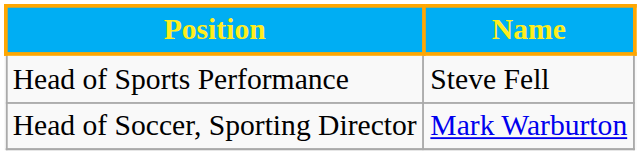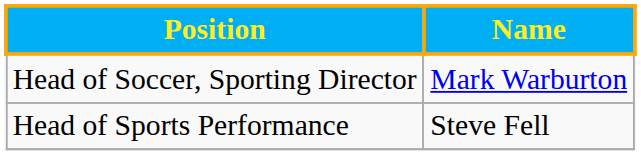rows swapped: (215, 125) <-> (181, 78)
